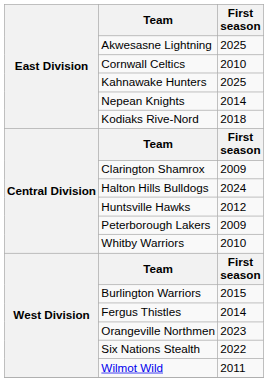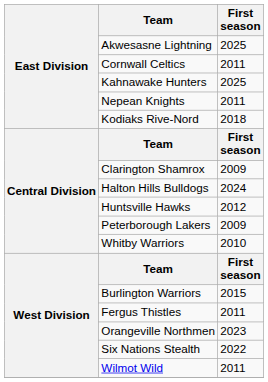(233, 63) 2010 -> (233, 63) 2011
(233, 100) 2014 -> (233, 100) 2011
(233, 312) 2014 -> (233, 312) 2011
